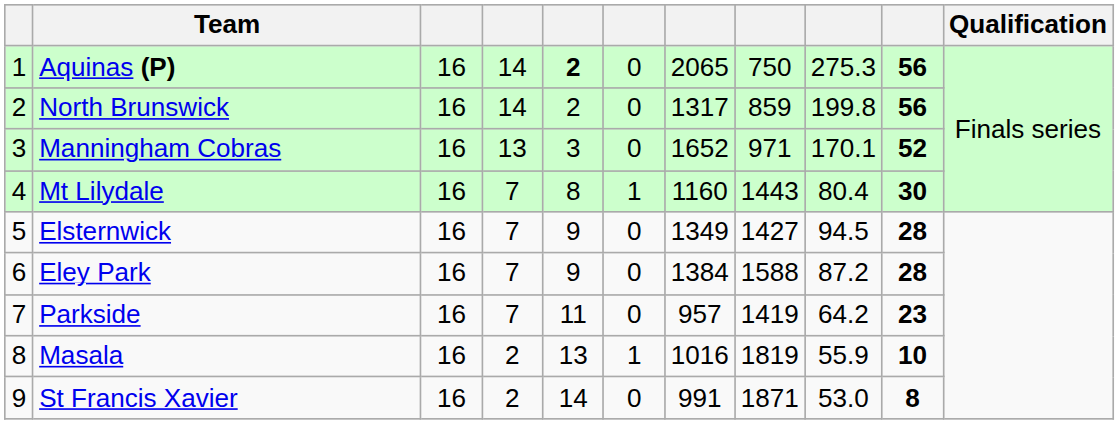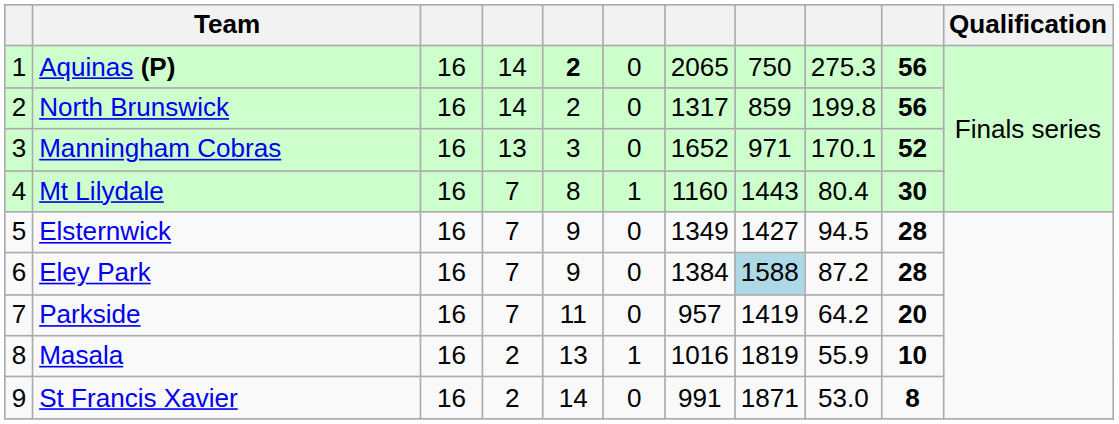(770, 273) no background -> (770, 273) lightblue background
(912, 314) 23 -> (912, 314) 20
